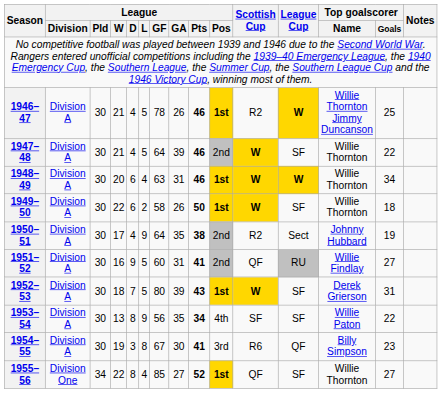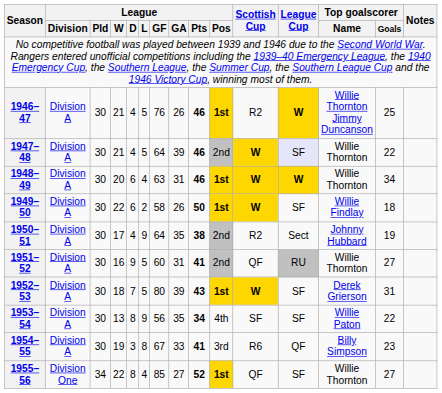(159, 113) 78 -> (159, 113) 76
(298, 152) no background -> (298, 152) lavender background
(347, 207) Willie Thornton -> (347, 207) Willie Findlay
(347, 263) Willie Findlay -> (347, 263) Willie Thornton
(179, 346) 30 -> (179, 346) 33
